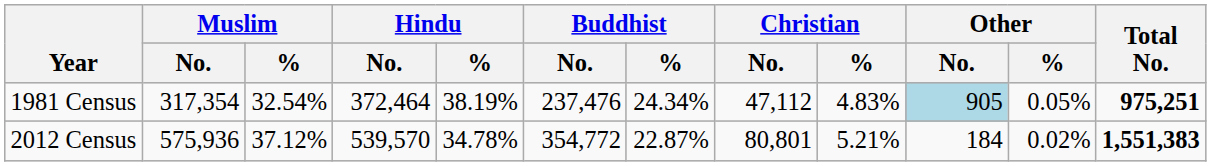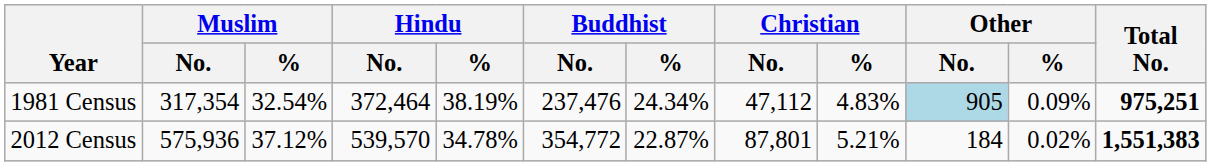(1059, 101) 0.05% -> (1059, 101) 0.09%
(778, 140) 80,801 -> (778, 140) 87,801
